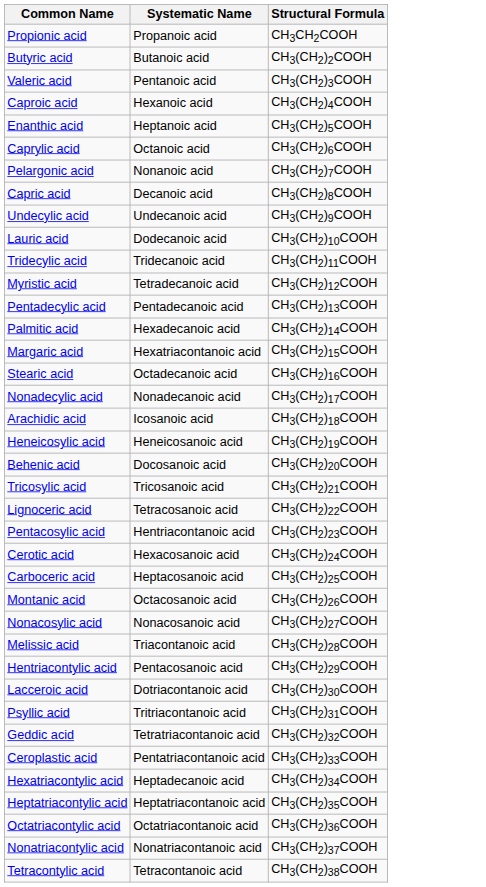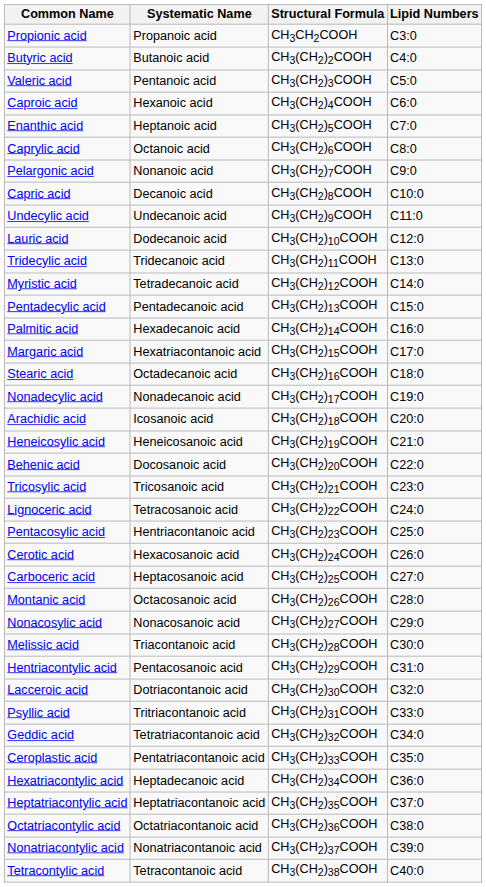+ column: (434, 14)
